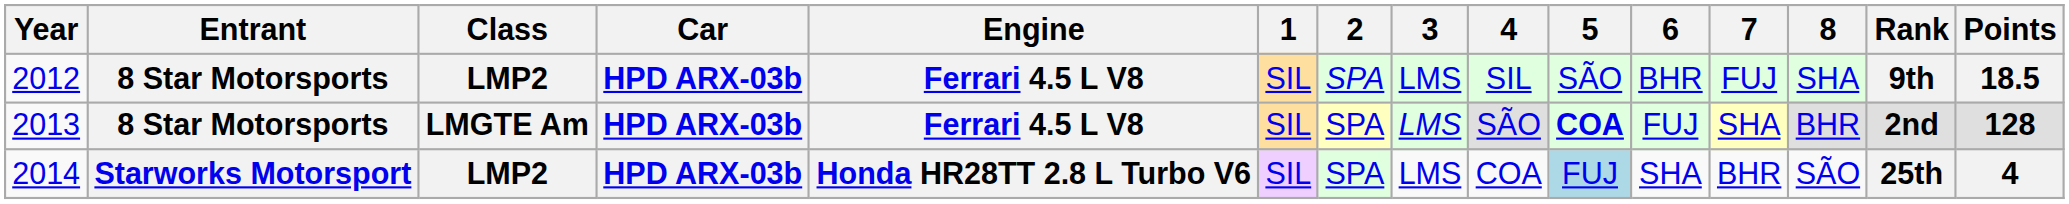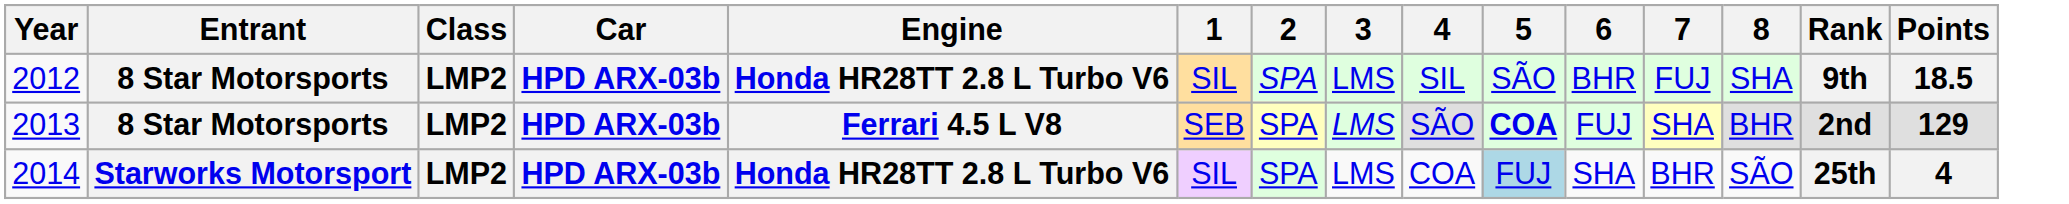(1034, 78) Ferrari 4.5 L V8 -> (952, 78) Honda HR28TT 2.8 L Turbo V6
(507, 126) LMGTE Am -> (466, 126) LMP2
(1288, 126) SIL -> (1214, 126) SEB
(2010, 126) 128 -> (1943, 126) 129
